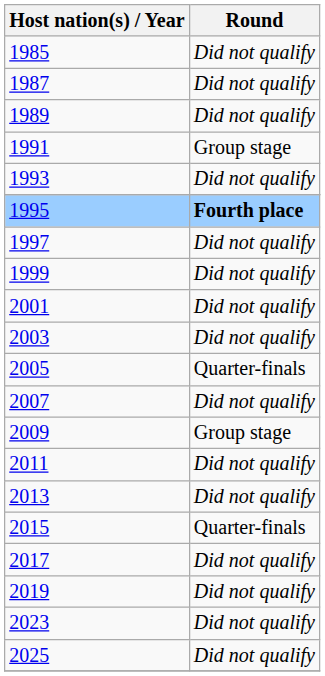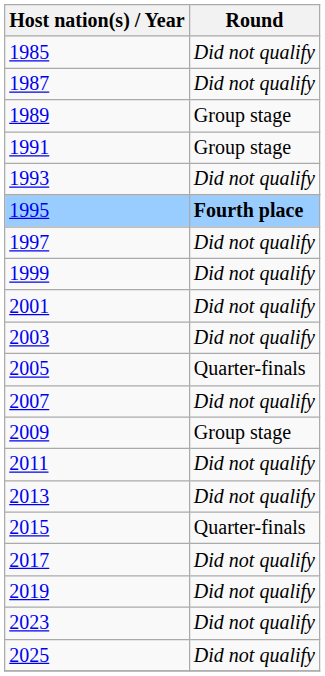(254, 115) Did not qualify -> (242, 115) Group stage
